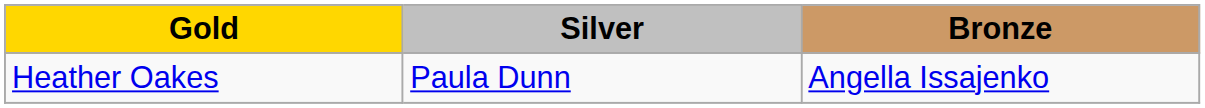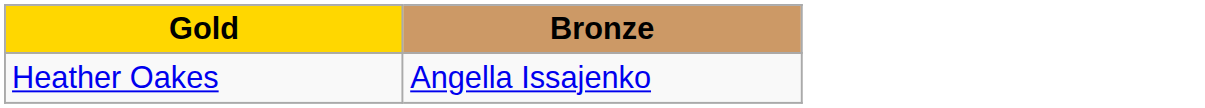- column: (602, 28)
